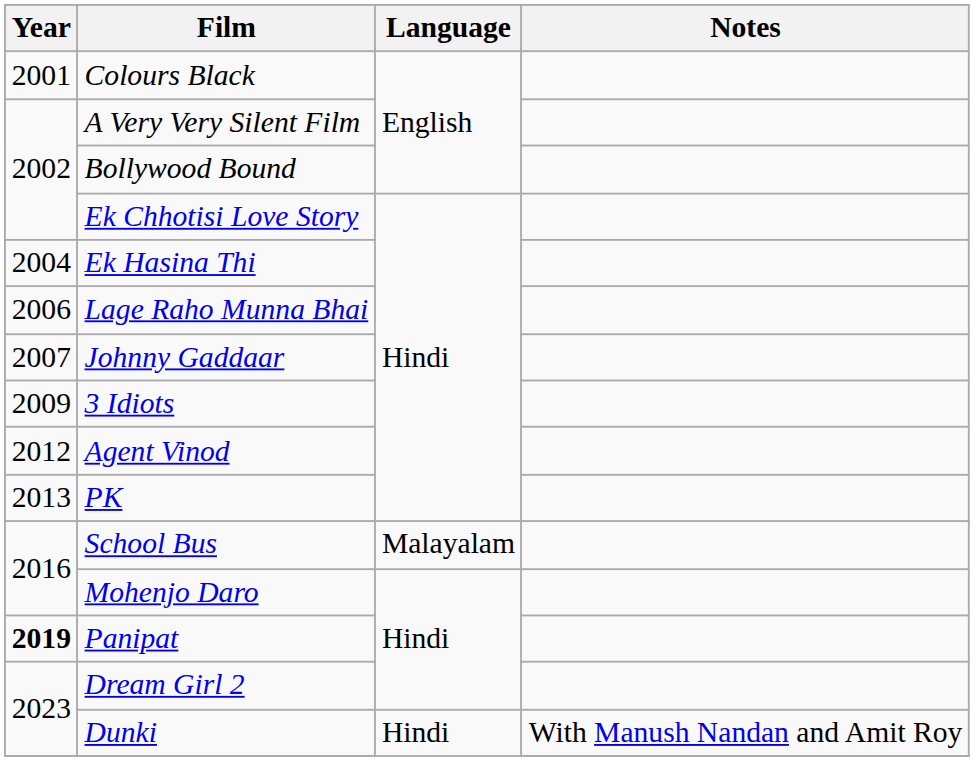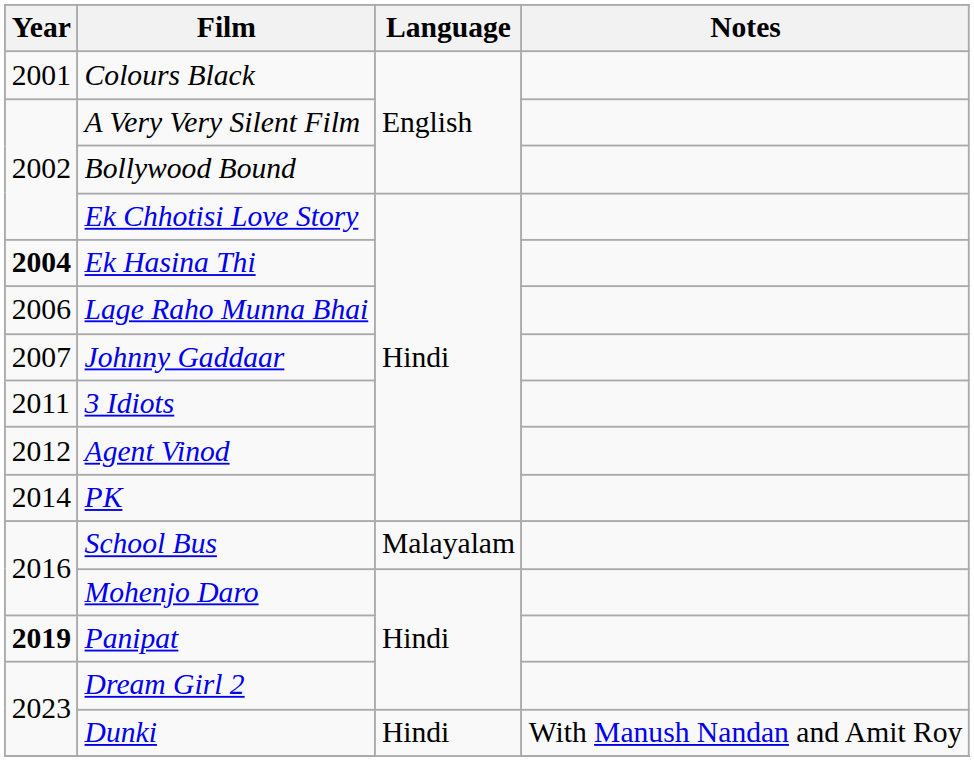(41, 262) normal -> (41, 262) bold
(41, 403) 2009 -> (41, 403) 2011
(41, 497) 2013 -> (41, 497) 2014
